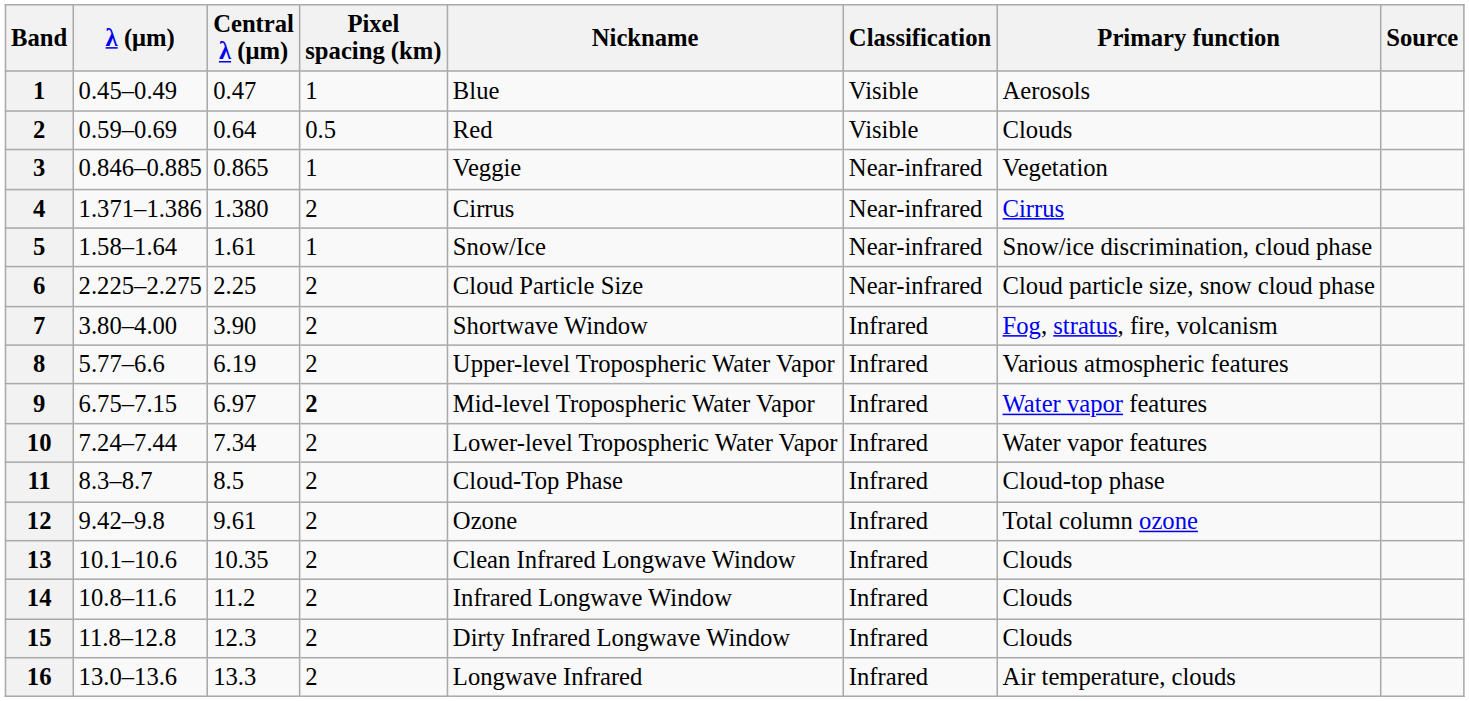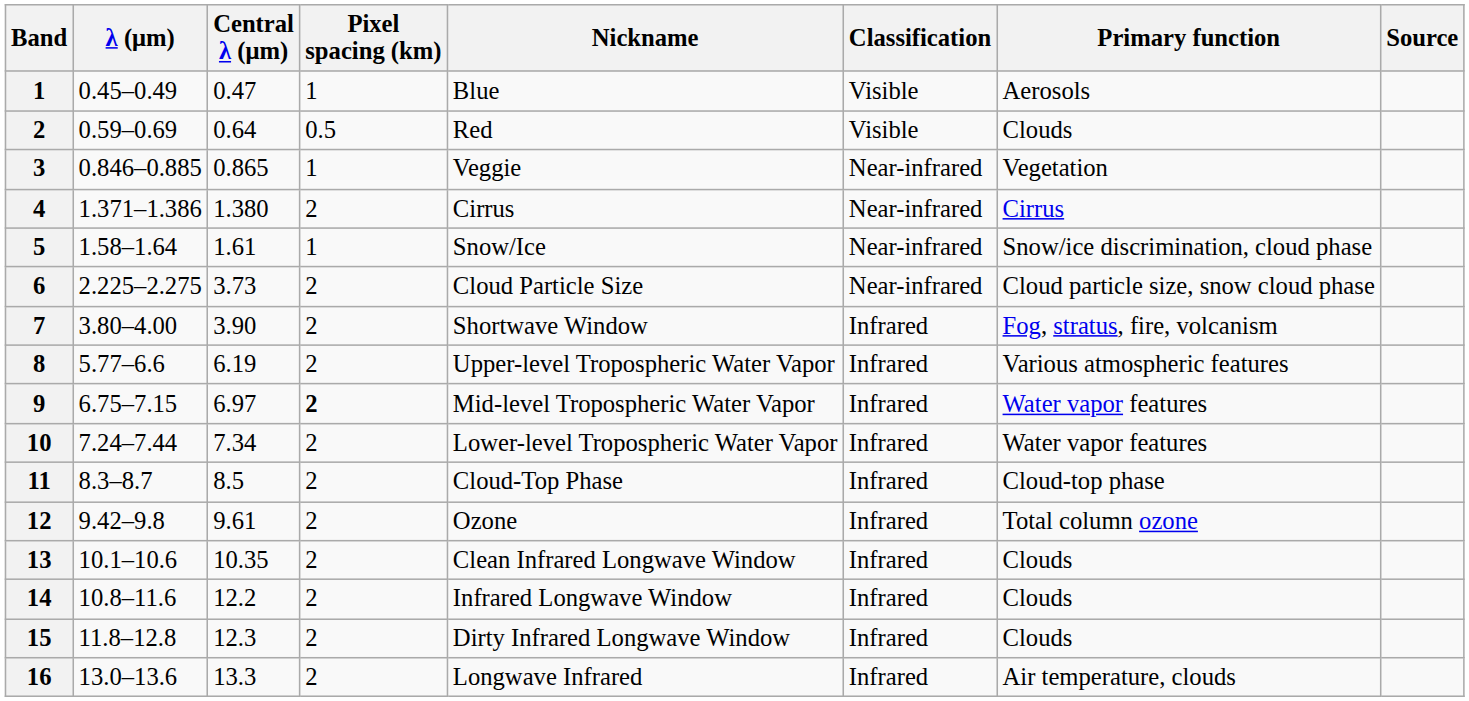(235, 286) 2.25 -> (235, 286) 3.73
(234, 598) 11.2 -> (235, 598) 12.2
